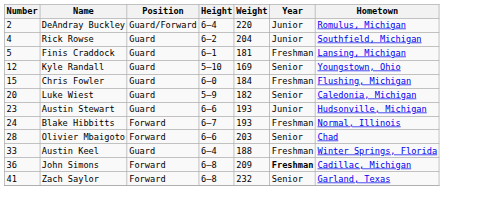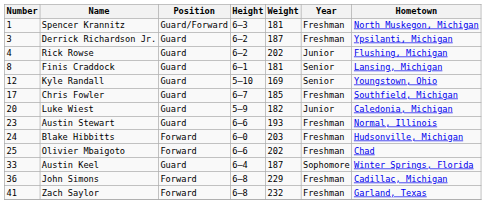+ row: (83, 26)
- row: (83, 26)
+ row: (99, 40)
(244, 40) 204 -> (275, 54) 202
(370, 40) Southfield, Michigan -> (401, 54) Flushing, Michigan
(9, 54) 5 -> (9, 67) 8
(293, 54) Freshman -> (319, 67) Senior
(12, 81) 15 -> (12, 95) 17
(209, 81) 6–0 -> (240, 95) 6–7
(244, 81) 184 -> (275, 95) 185
(364, 81) Flushing, Michigan -> (406, 95) Southfield, Michigan
(287, 95) Senior -> (319, 109) Junior
(287, 109) Junior -> (324, 123) Freshman
(372, 109) Hudsonville, Michigan -> (396, 123) Normal, Illinois
(209, 123) 6–7 -> (240, 137) 6–0
(244, 123) 193 -> (275, 137) 203
(359, 123) Normal, Illinois -> (409, 137) Hudsonville, Michigan
(12, 137) 28 -> (12, 151) 25
(244, 137) 203 -> (275, 151) 202
(287, 137) Senior -> (324, 151) Freshman
(244, 151) 188 -> (275, 165) 187
(293, 151) Freshman -> (326, 165) Sophomore
(244, 165) 209 -> (275, 179) 229
(293, 165) bold -> (324, 179) normal
(287, 179) Senior -> (324, 193) Freshman
